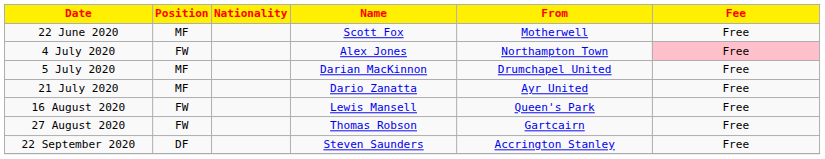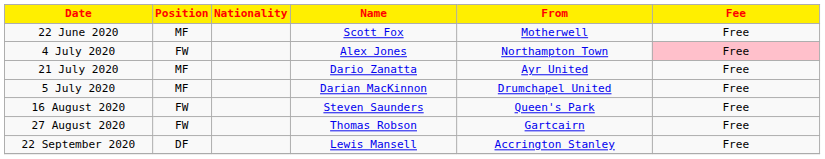rows swapped: (78, 70) <-> (78, 88)
(374, 107) Lewis Mansell -> (374, 107) Steven Saunders
(374, 144) Steven Saunders -> (374, 144) Lewis Mansell
